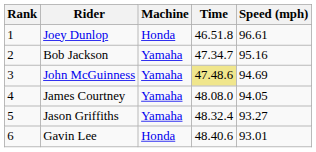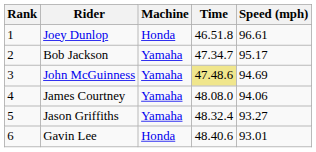(253, 55) 95.16 -> (253, 55) 95.17
(253, 95) 94.05 -> (253, 95) 94.06
